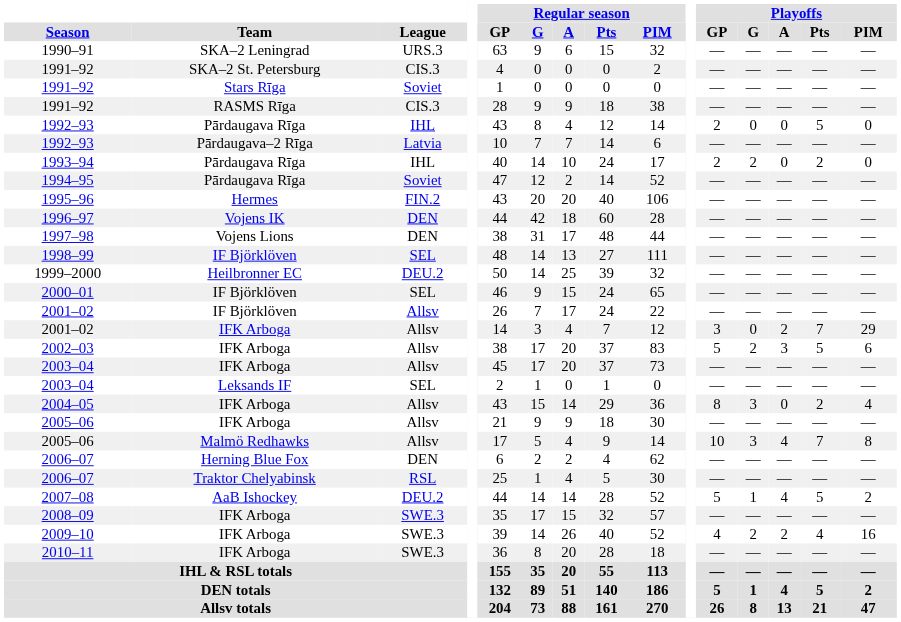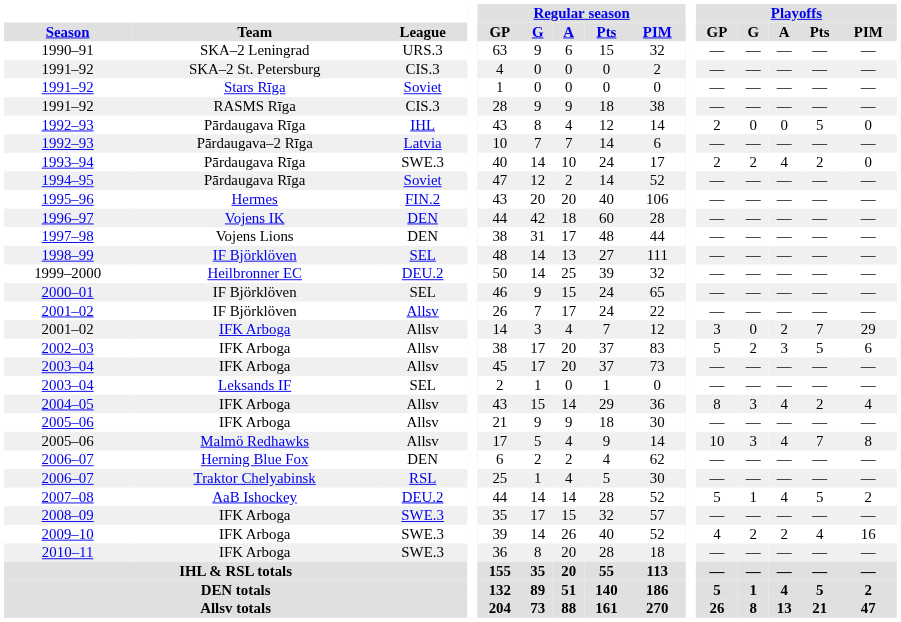(423, 162) IHL -> (423, 162) SWE.3
(784, 162) 0 -> (784, 162) 4
(784, 403) 0 -> (784, 403) 4
